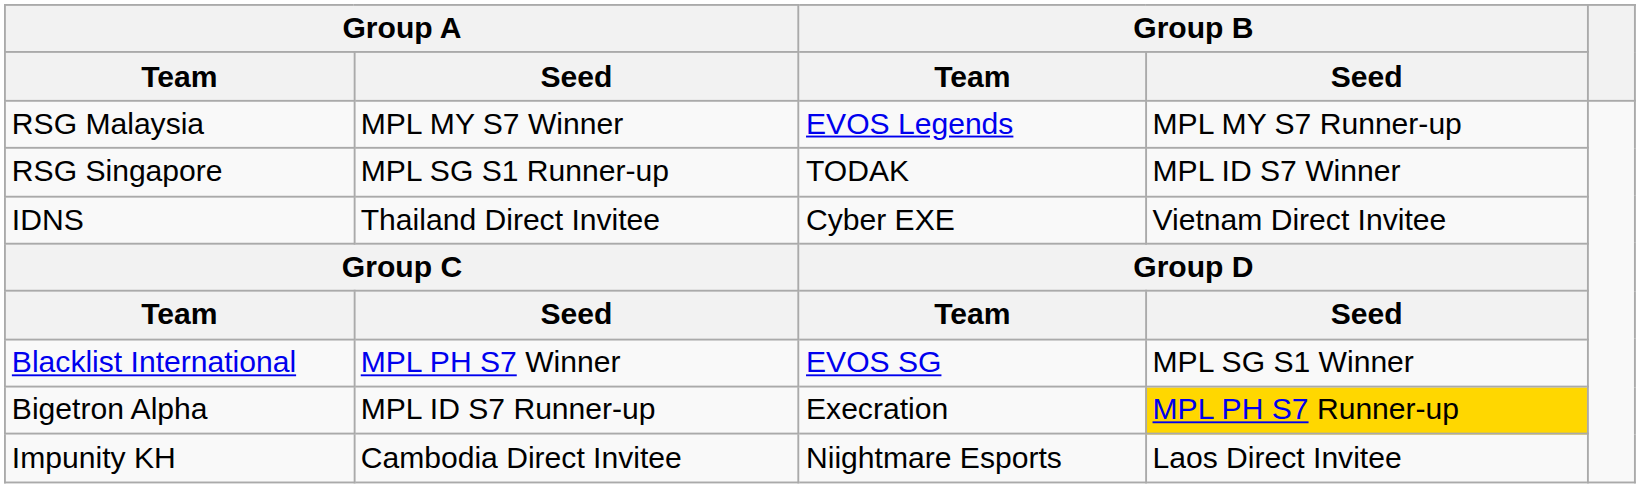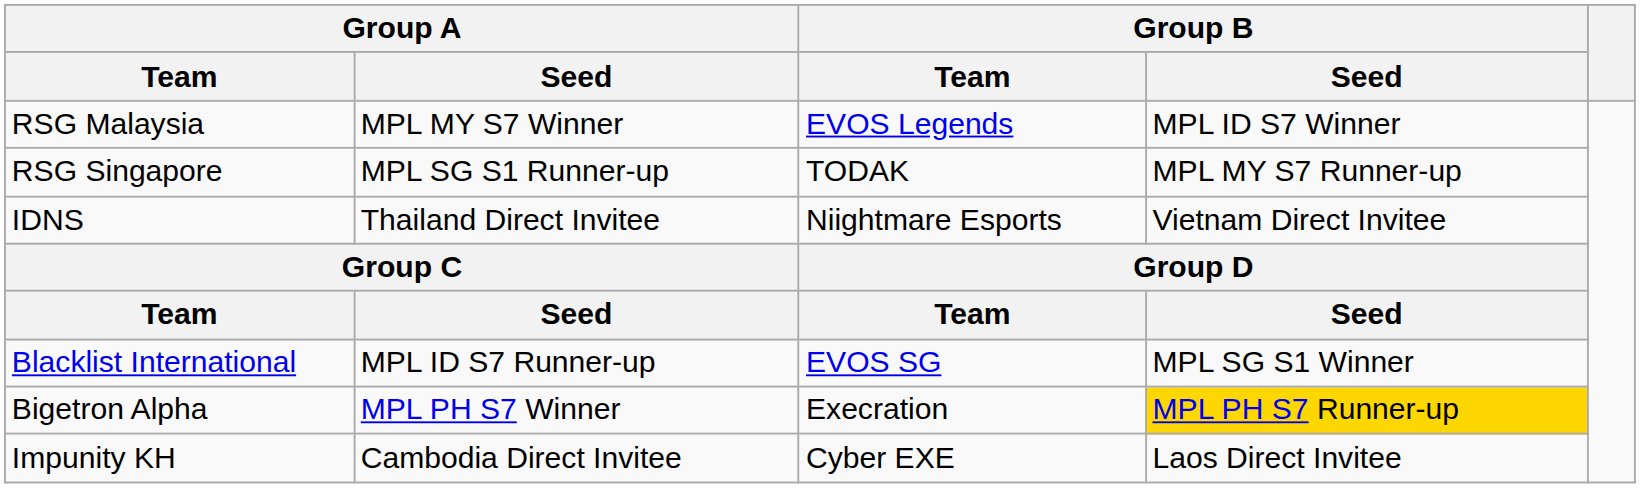(1307, 123) MPL MY S7 Runner-up -> (1277, 123) MPL ID S7 Winner
(1277, 171) MPL ID S7 Winner -> (1307, 171) MPL MY S7 Runner-up
(880, 219) Cyber EXE -> (934, 219) Niightmare Esports
(491, 362) MPL PH S7 Winner -> (508, 362) MPL ID S7 Runner-up
(508, 409) MPL ID S7 Runner-up -> (491, 409) MPL PH S7 Winner
(934, 457) Niightmare Esports -> (880, 457) Cyber EXE
